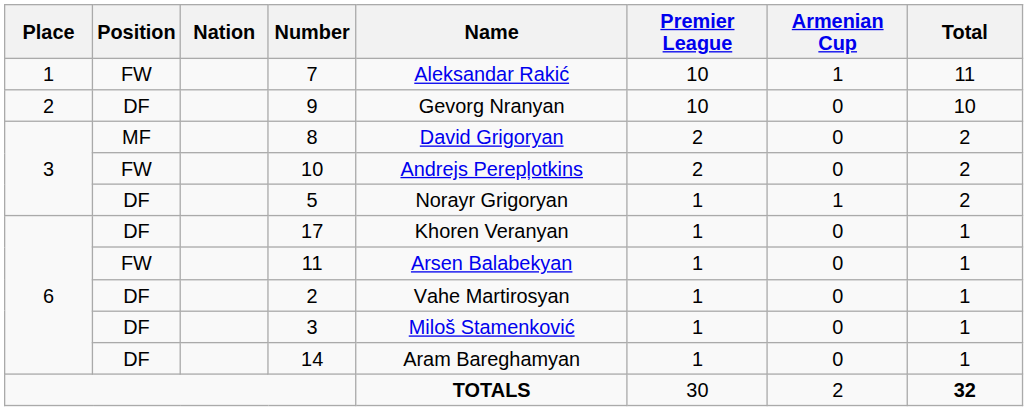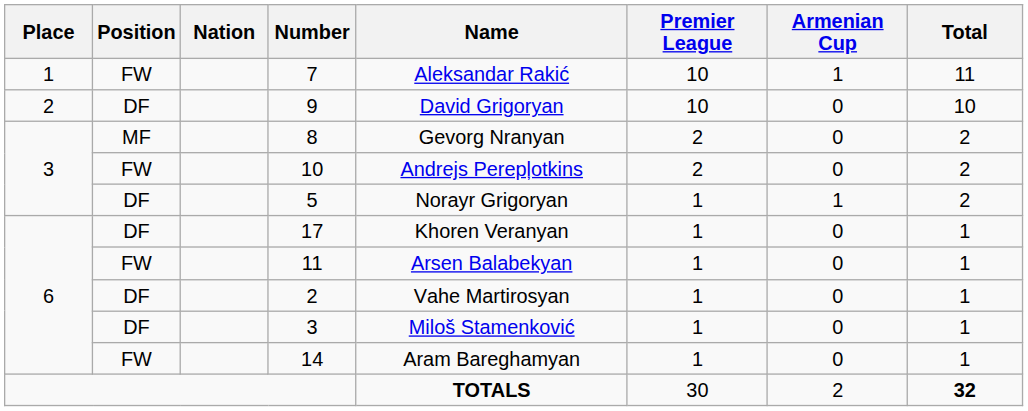(492, 106) Gevorg Nranyan -> (492, 106) David Grigoryan
(492, 137) David Grigoryan -> (492, 137) Gevorg Nranyan
(136, 358) DF -> (136, 358) FW
